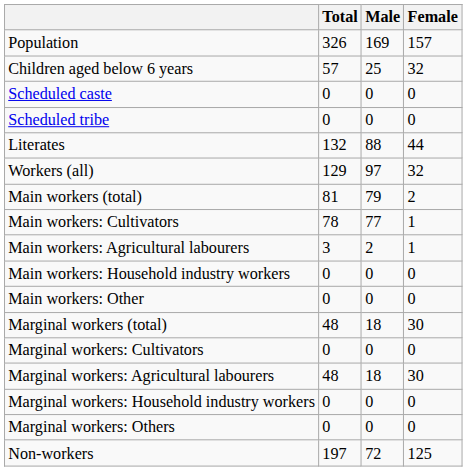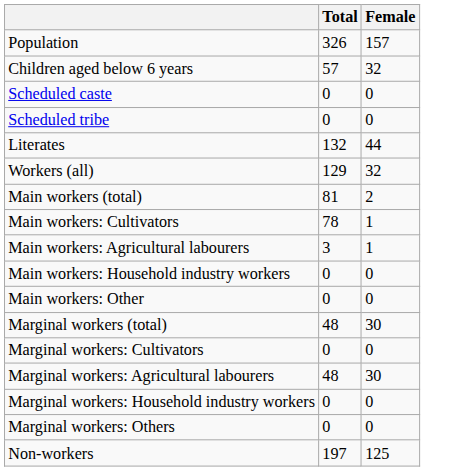- column: (383, 17)
